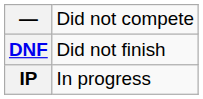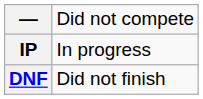rows swapped: (28, 79) <-> (28, 49)
